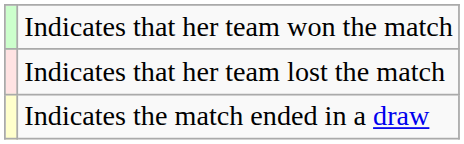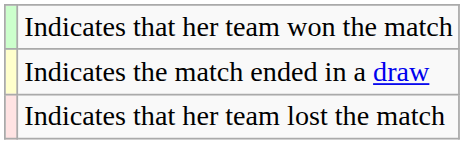rows swapped: (227, 116) <-> (235, 71)
